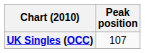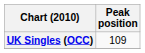(118, 40) 107 -> (118, 40) 109
